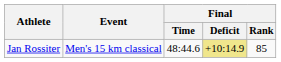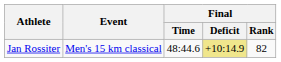(261, 49) 85 -> (261, 49) 82
